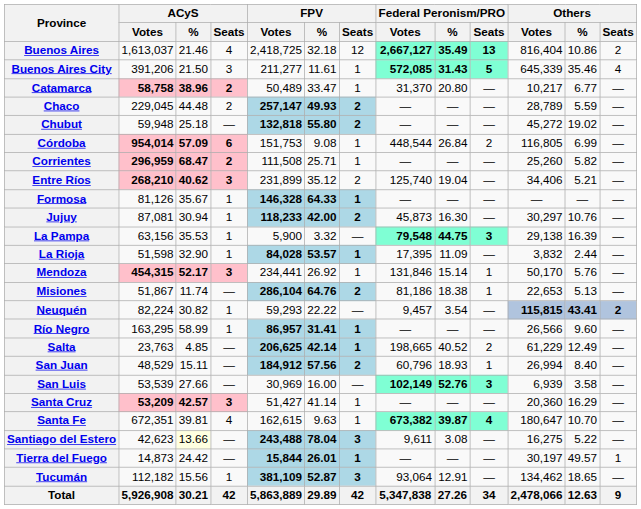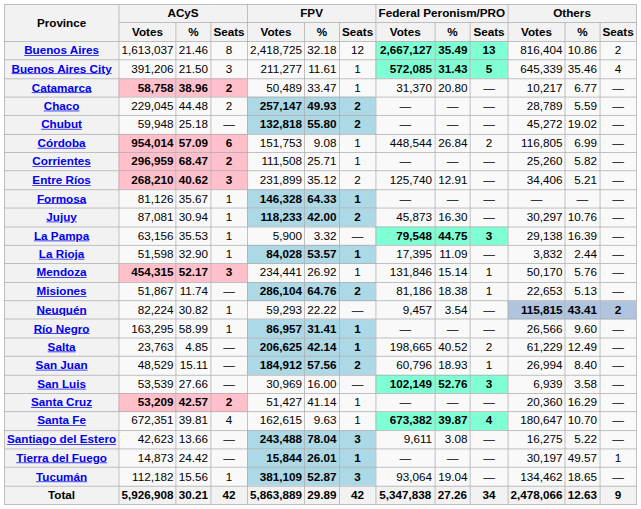(229, 50) 4 -> (229, 50) 8
(453, 180) 19.04 -> (453, 180) 12.91
(229, 402) 3 -> (229, 402) 2
(193, 439) lightyellow background -> (193, 439) no background
(453, 476) 12.91 -> (453, 476) 19.04
